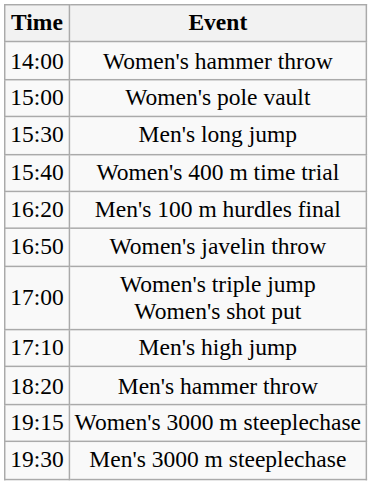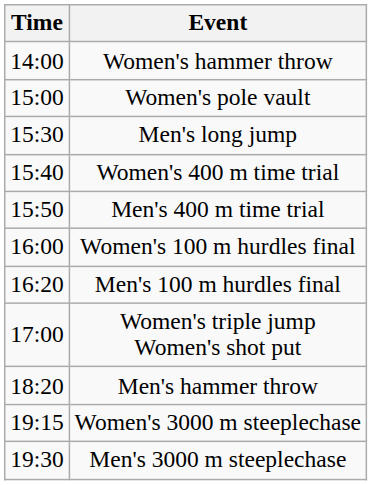+ row: (218, 209)
+ row: (218, 246)
- row: (218, 246)
- row: (218, 348)
